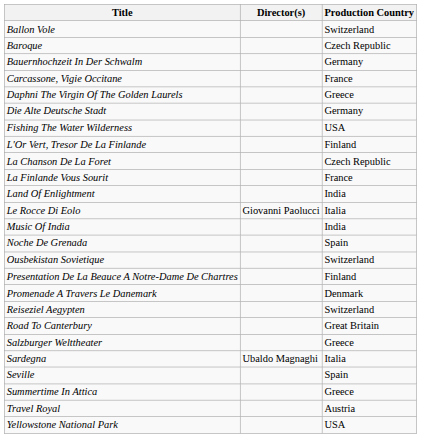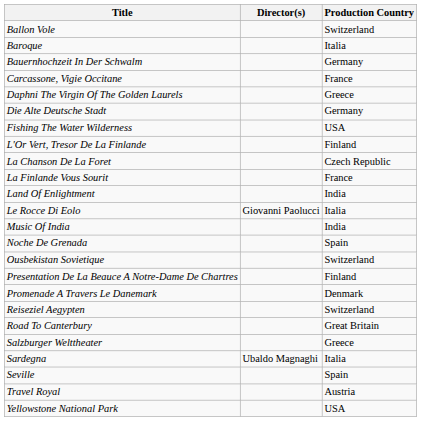(357, 45) Czech Republic -> (335, 45) Italia
- row: (52, 392)
